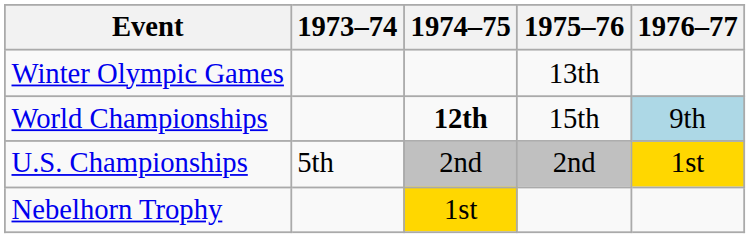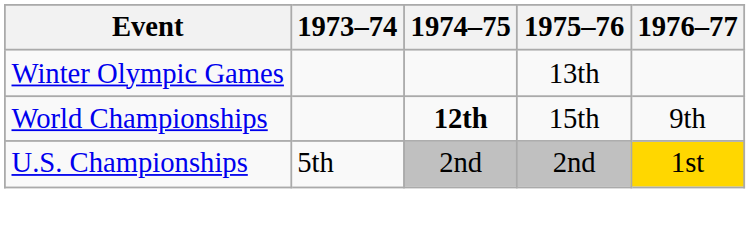(688, 118) lightblue background -> (688, 118) no background
- row: (117, 208)
